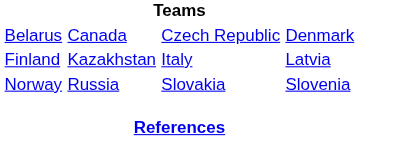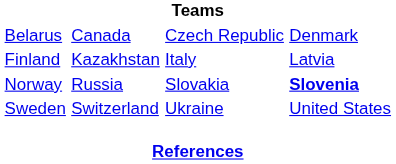(318, 84) normal -> (324, 84) bold
+ row: (35, 108)
